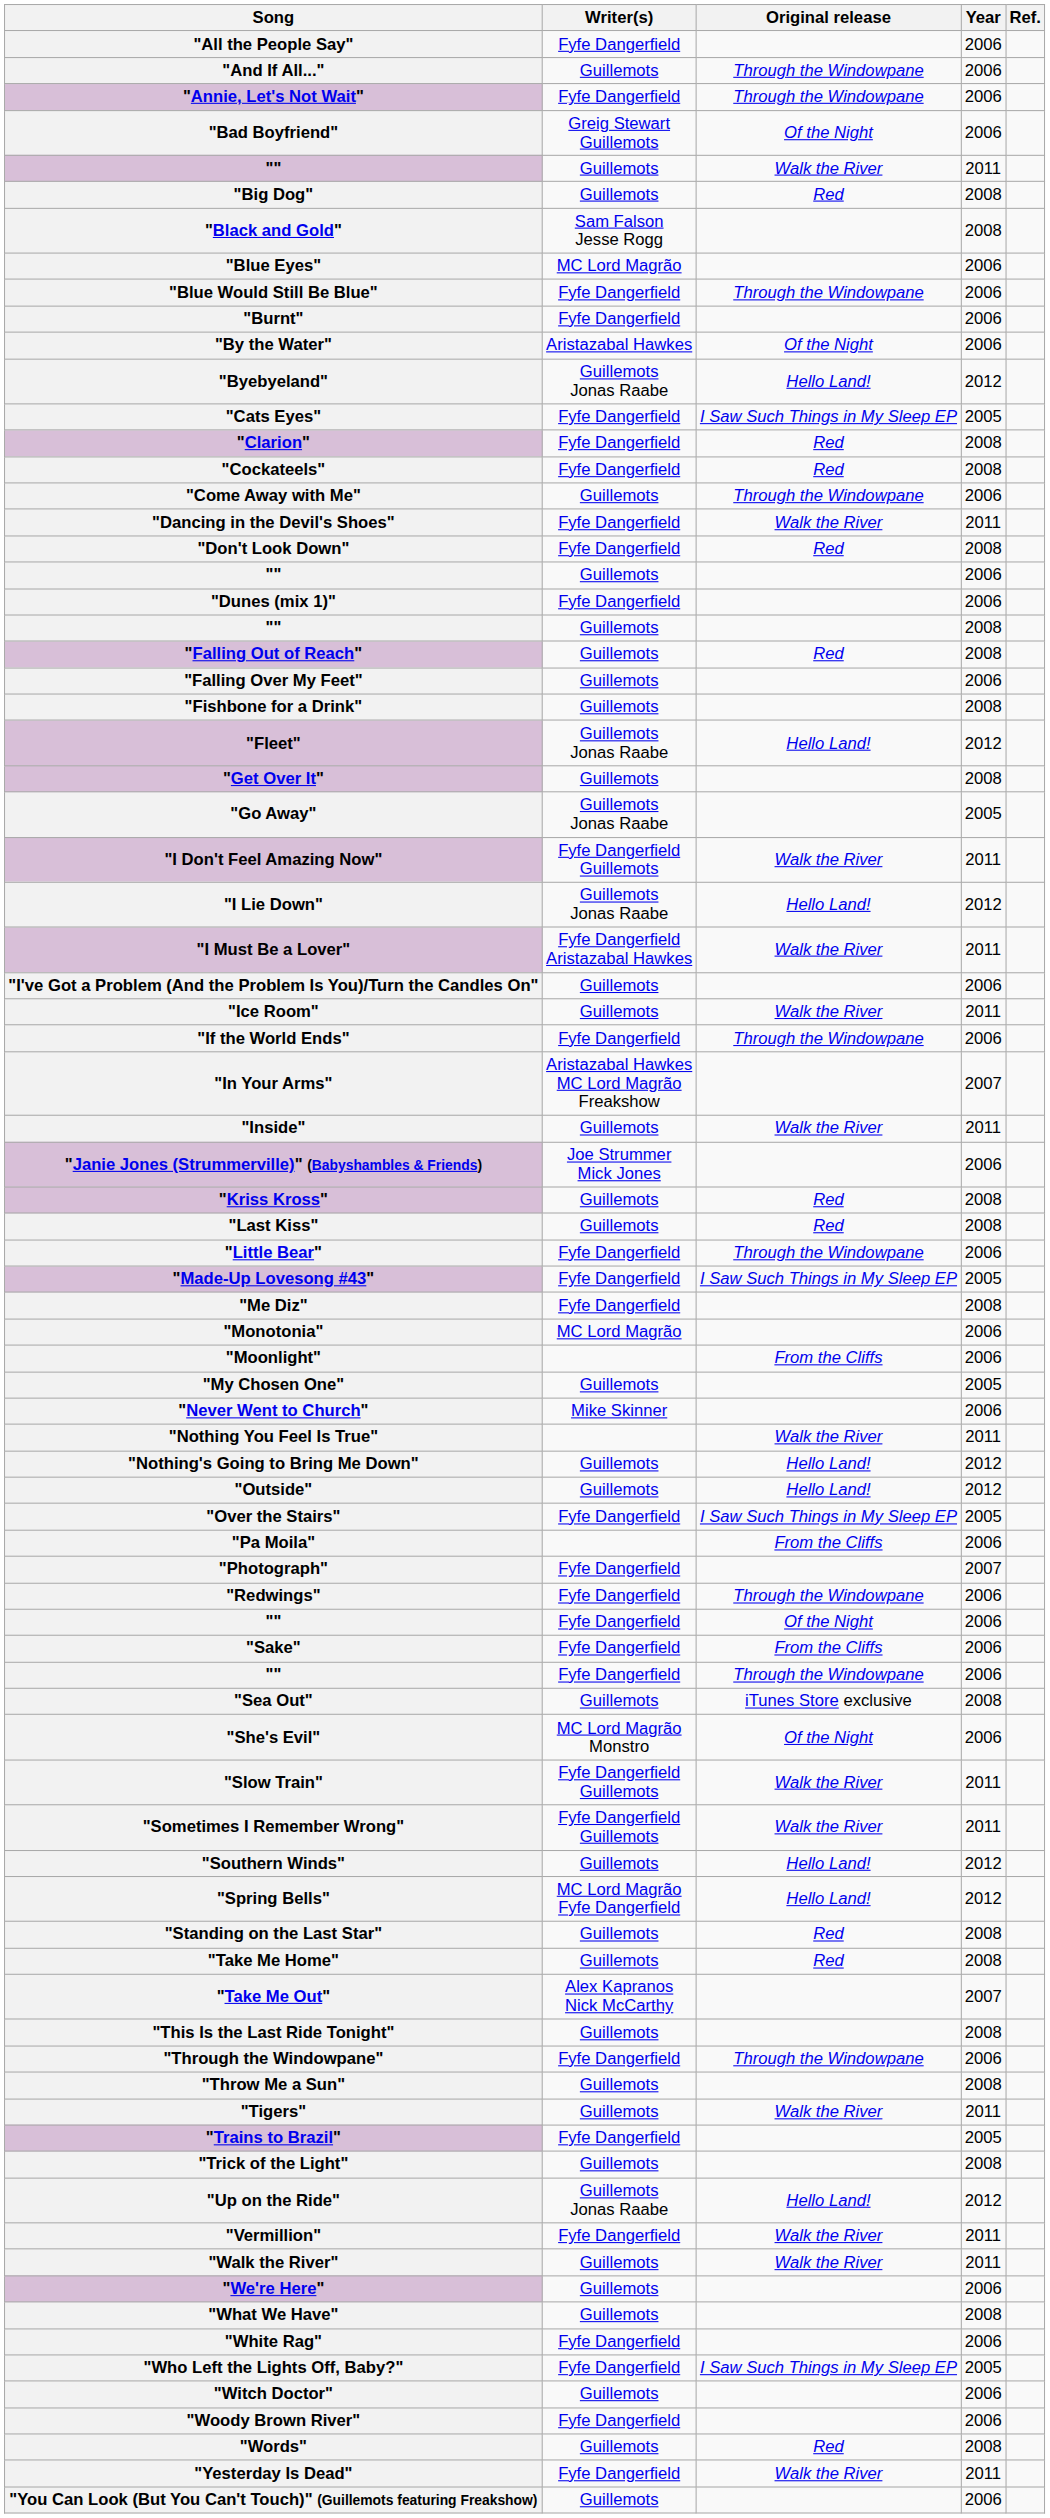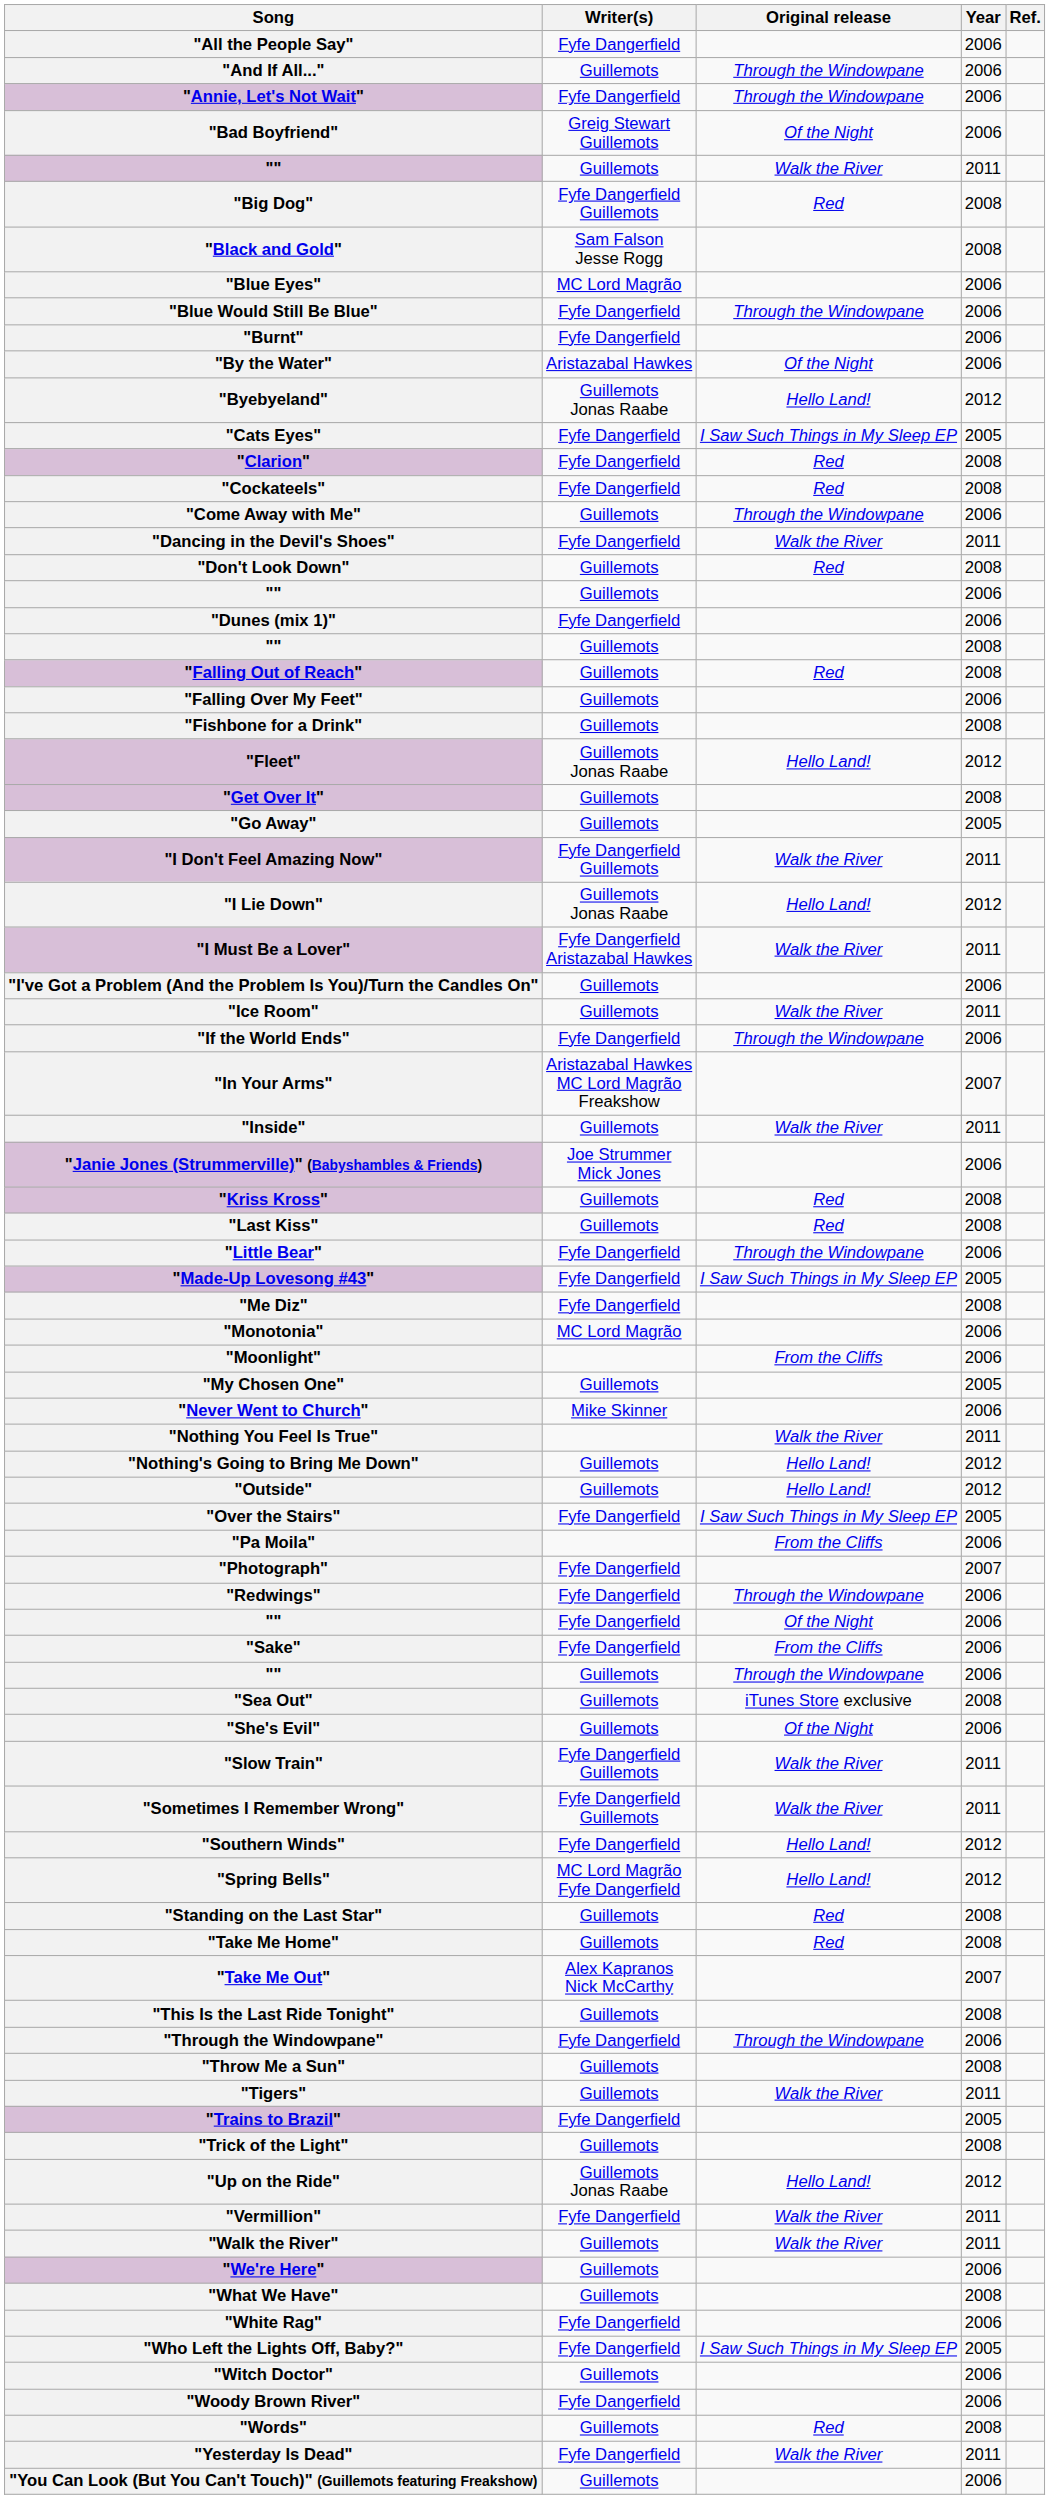(619, 194) Guillemots -> (619, 204) Fyfe Dangerfield Guillemots
(619, 548) Fyfe Dangerfield -> (619, 567) Guillemots
(619, 814) Guillemots Jonas Raabe -> (619, 823) Guillemots
(619, 1675) Fyfe Dangerfield -> (619, 1675) Guillemots
(619, 1737) MC Lord Magrão Monstro -> (619, 1727) Guillemots
(619, 1863) Guillemots -> (619, 1844) Fyfe Dangerfield
